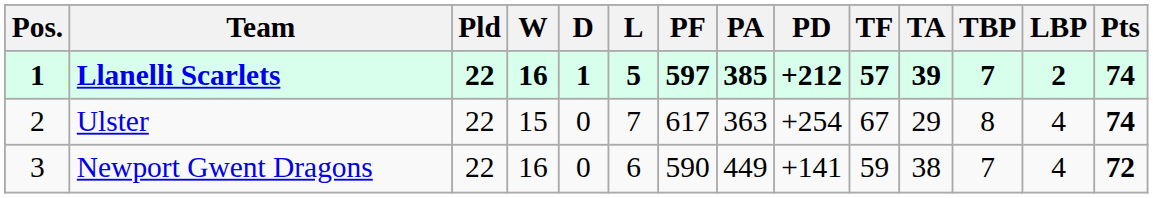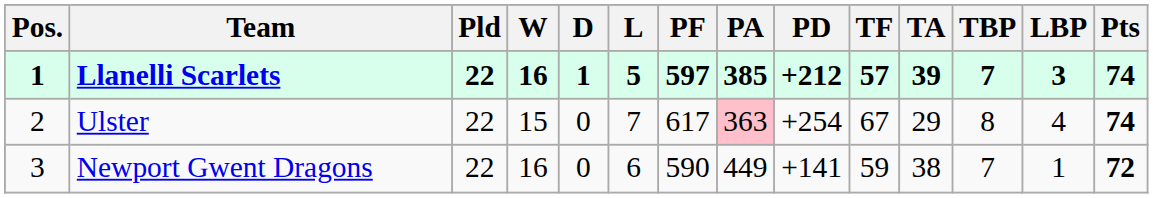(1059, 74) 2 -> (1059, 74) 3
(745, 121) no background -> (745, 121) pink background
(1059, 167) 4 -> (1059, 167) 1
